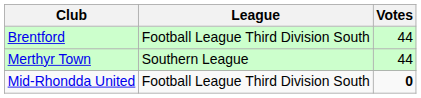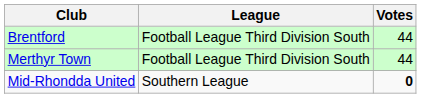(195, 59) Southern League -> (256, 59) Football League Third Division South
(256, 81) Football League Third Division South -> (195, 81) Southern League
